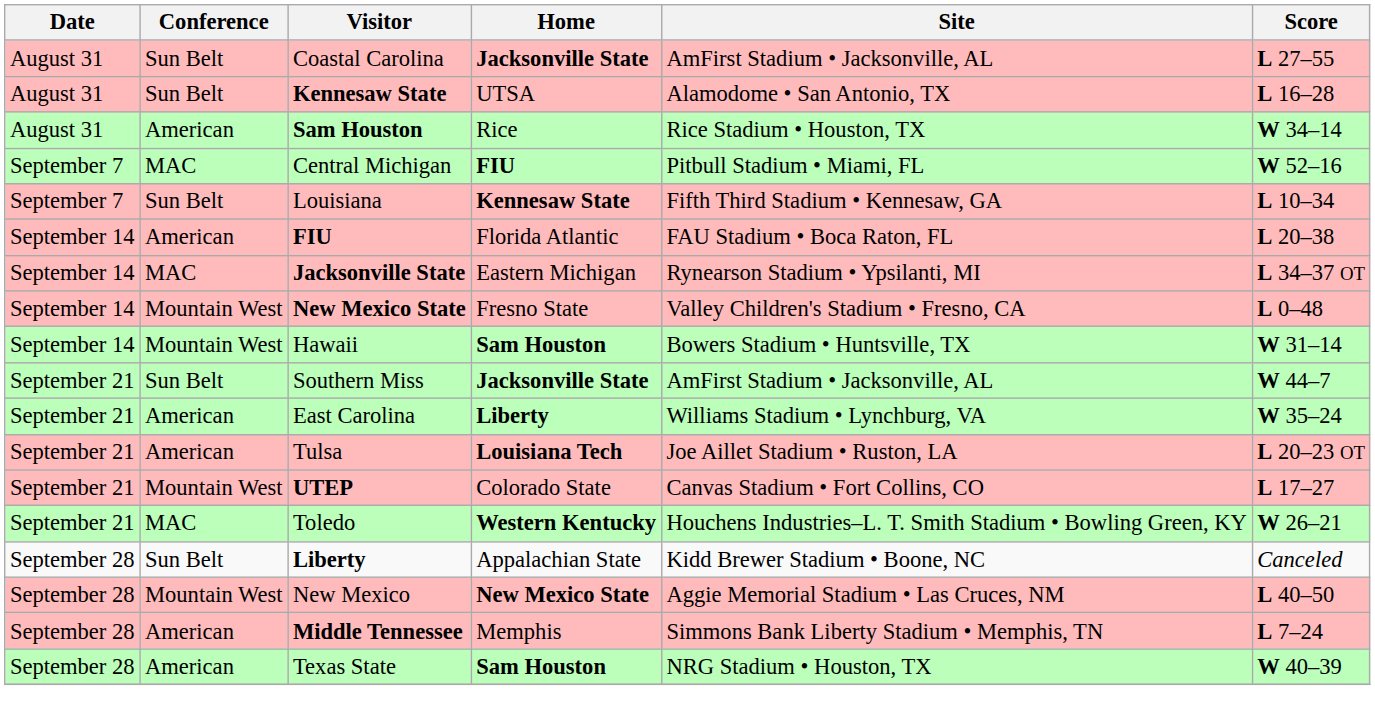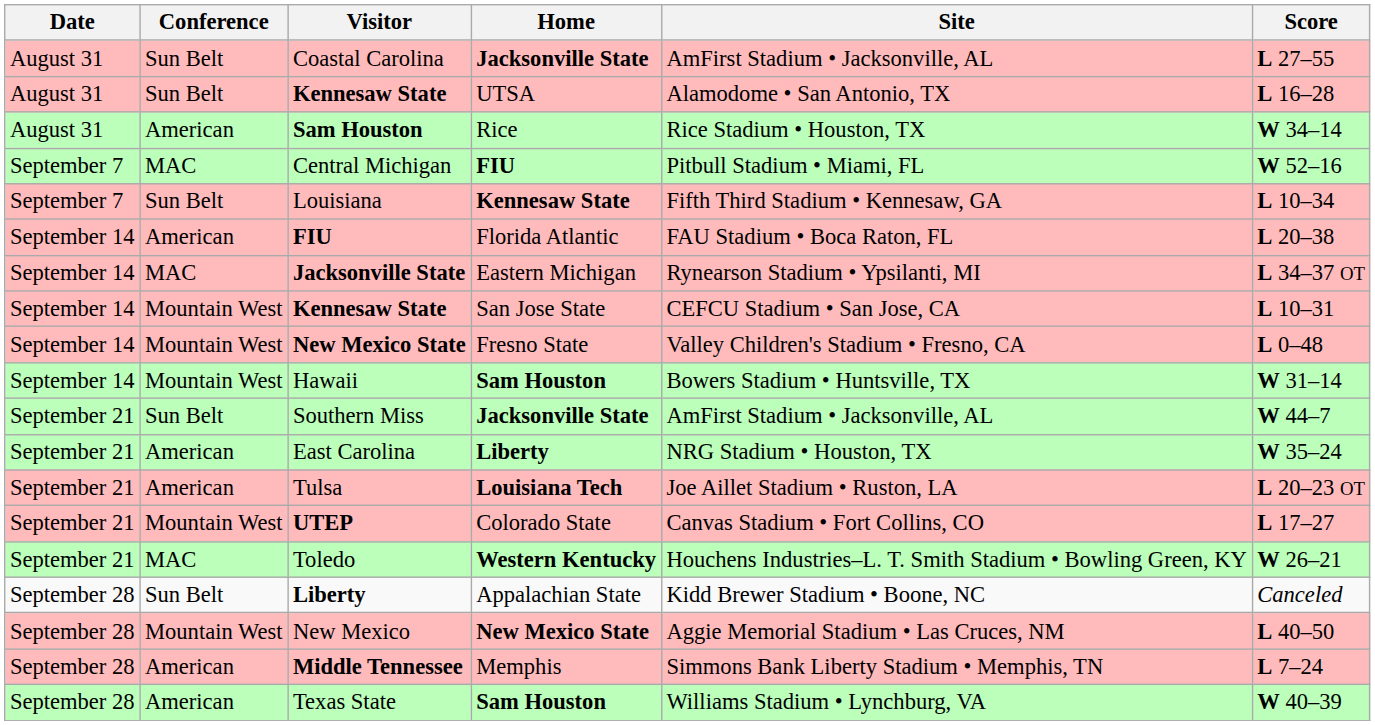+ row: (370, 308)
(826, 415) Williams Stadium • Lynchburg, VA -> (799, 451) NRG Stadium • Houston, TX
(799, 666) NRG Stadium • Houston, TX -> (826, 702) Williams Stadium • Lynchburg, VA
